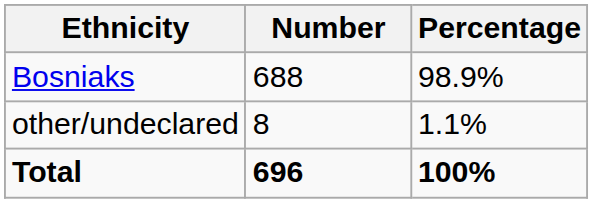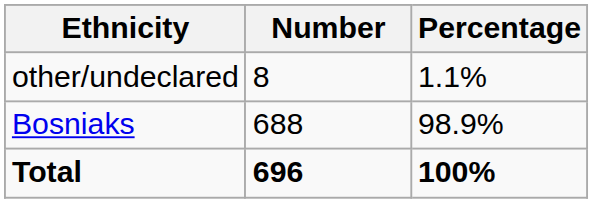rows swapped: (73, 76) <-> (125, 124)
